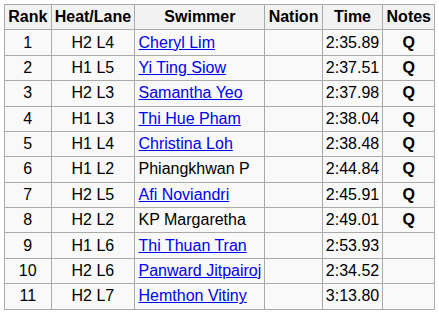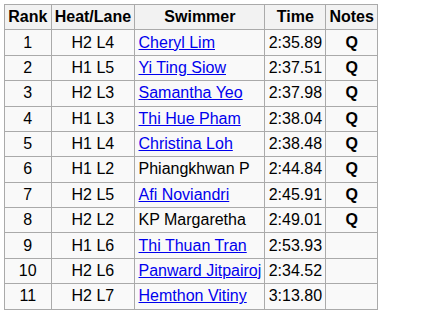- column: (294, 17)
